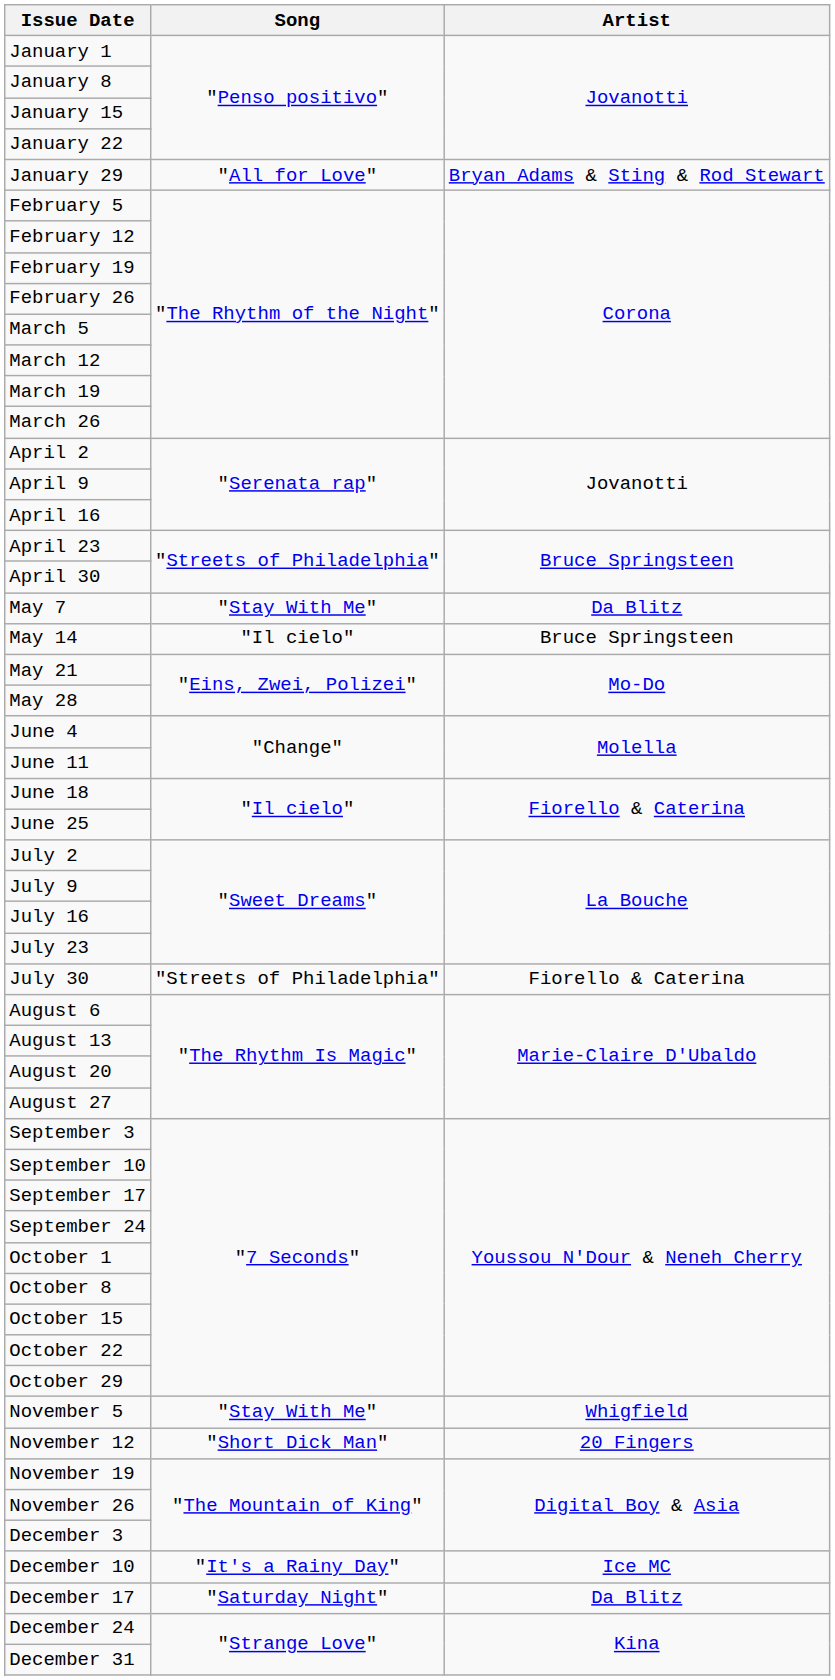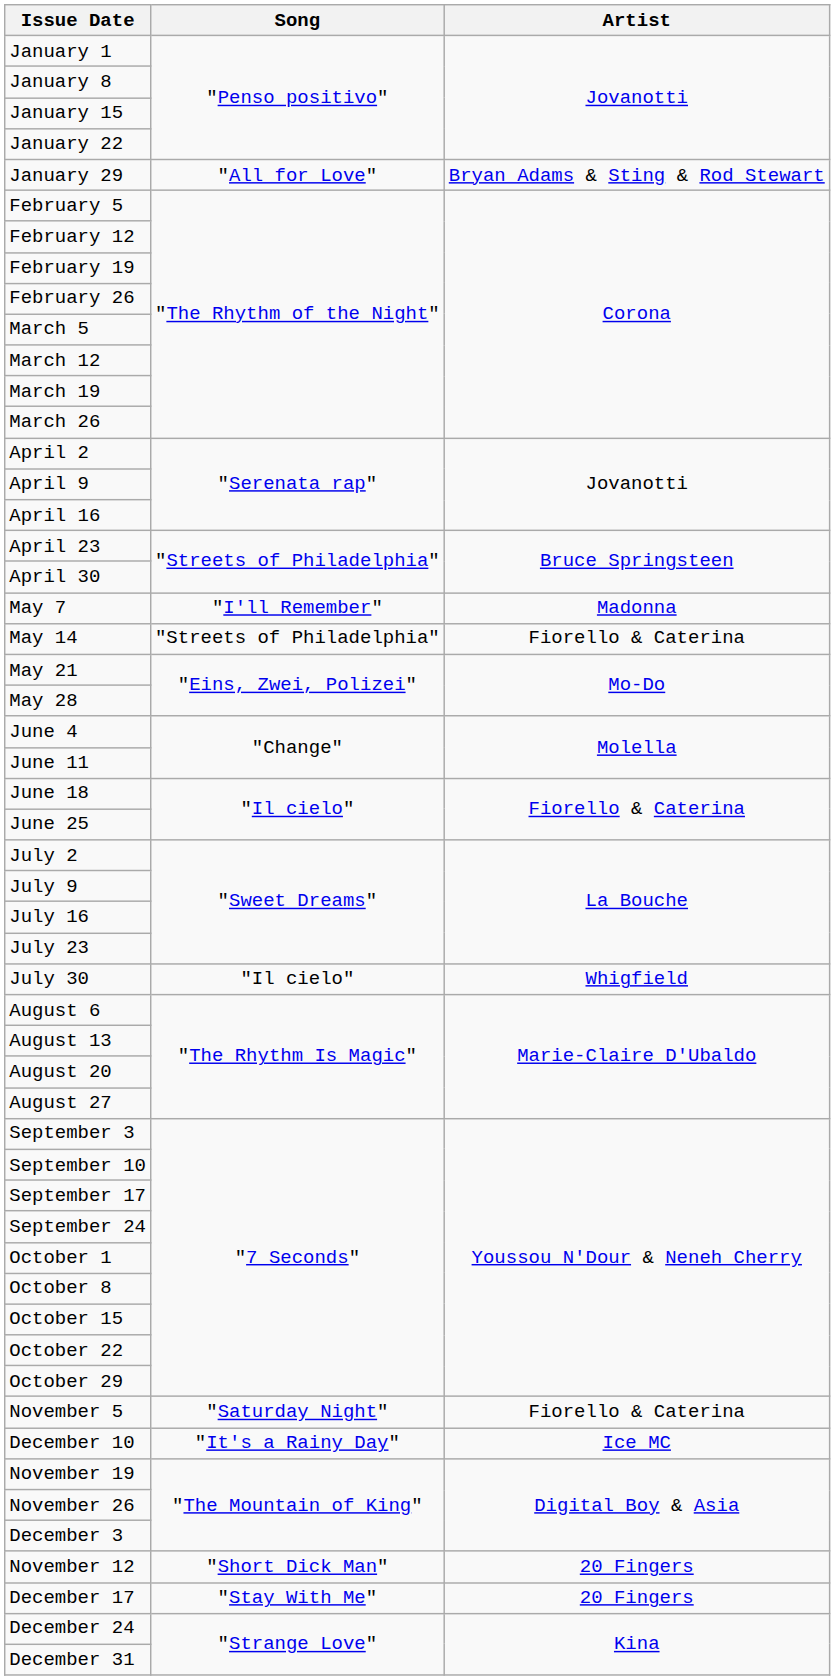(297, 608) "Stay With Me" -> (297, 608) "I'll Remember"
(637, 608) Da Blitz -> (637, 608) Madonna
(297, 639) "Il cielo" -> (297, 639) "Streets of Philadelphia"
(637, 639) Bruce Springsteen -> (637, 639) Fiorello & Caterina
(297, 979) "Streets of Philadelphia" -> (297, 979) "Il cielo"
(637, 979) Fiorello & Caterina -> (637, 979) Whigfield
(297, 1412) "Stay With Me" -> (297, 1412) "Saturday Night"
(637, 1412) Whigfield -> (637, 1412) Fiorello & Caterina
rows swapped: (72, 1443) <-> (72, 1567)
(297, 1598) "Saturday Night" -> (297, 1598) "Stay With Me"
(637, 1598) Da Blitz -> (637, 1598) 20 Fingers
